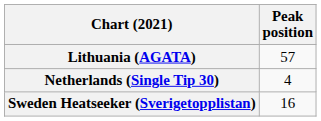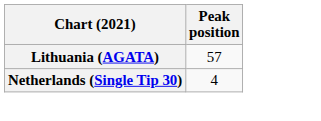- row: (132, 103)
